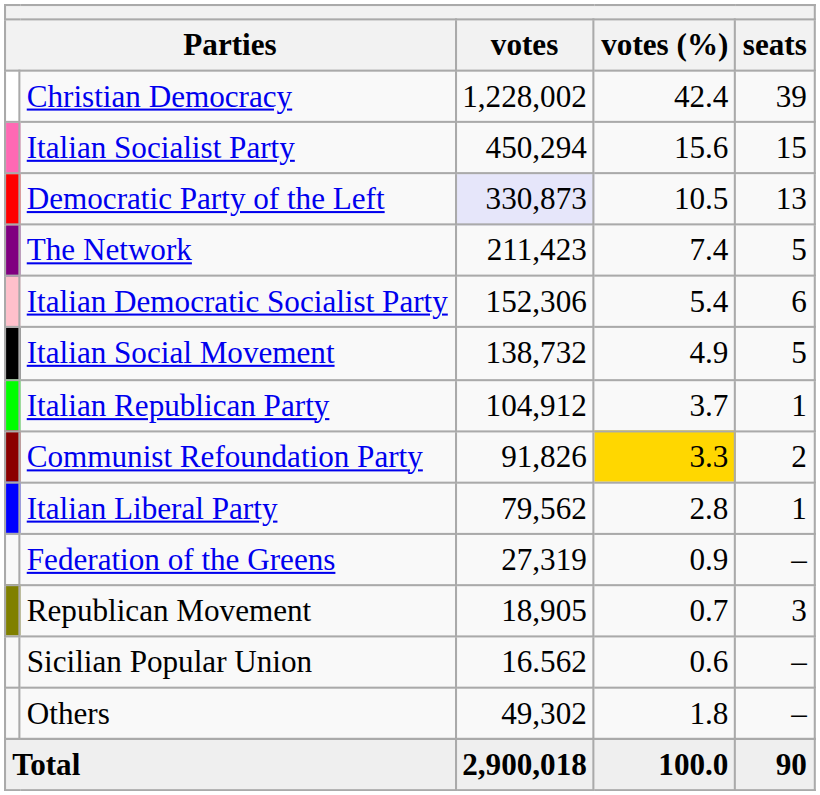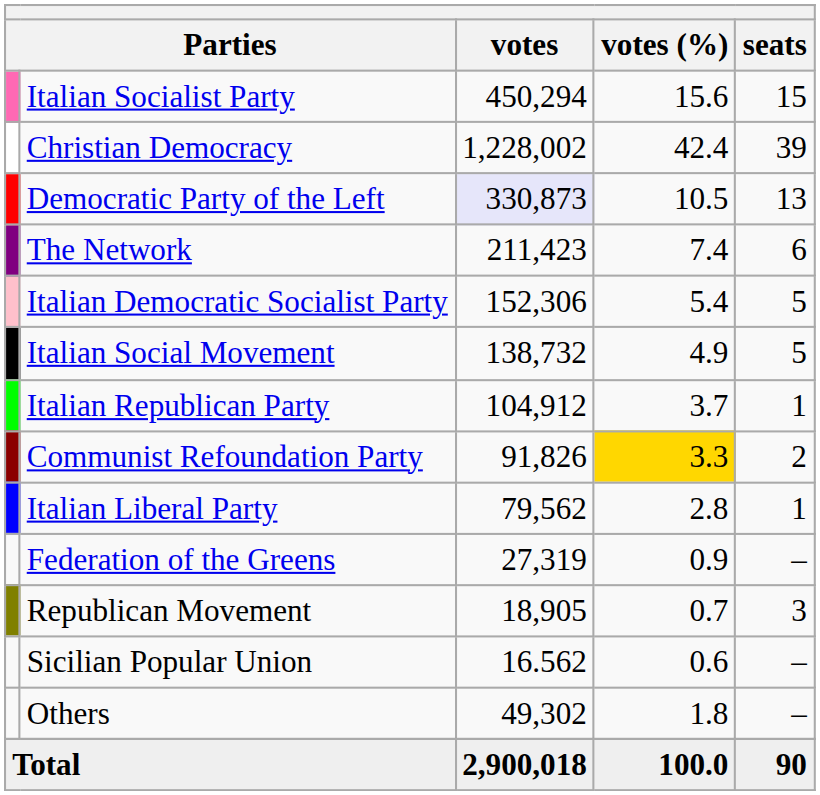rows swapped: (159, 96) <-> (161, 147)
(799, 250) 5 -> (799, 250) 6
(799, 301) 6 -> (799, 301) 5
